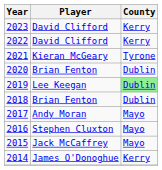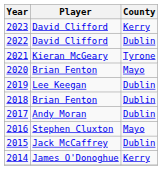(137, 41) Kerry -> (139, 41) Dublin
(139, 70) Dublin -> (134, 70) Mayo
(139, 85) lightgreen background -> (139, 85) no background
(134, 114) Mayo -> (139, 114) Dublin
(134, 143) Mayo -> (139, 143) Dublin
